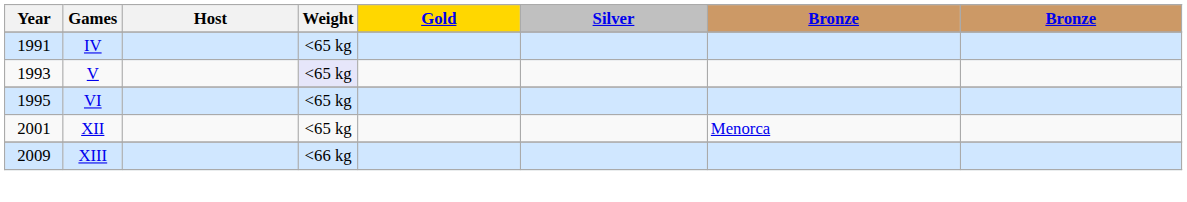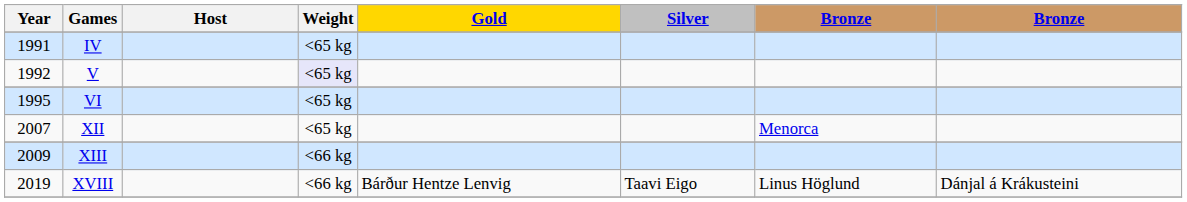(34, 73) 1993 -> (34, 73) 1992
(34, 128) 2001 -> (34, 128) 2007
+ row: (93, 183)
